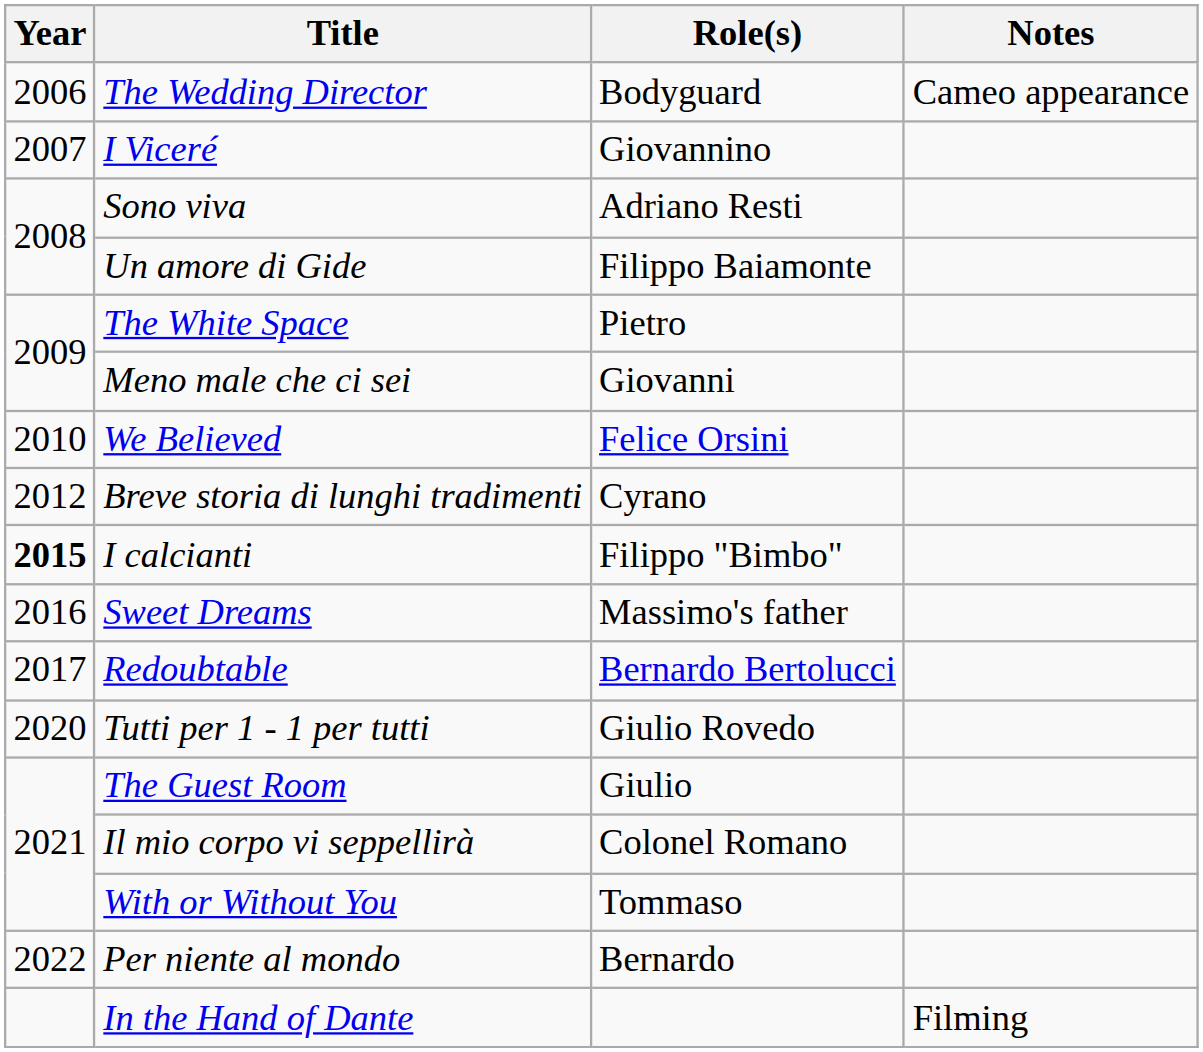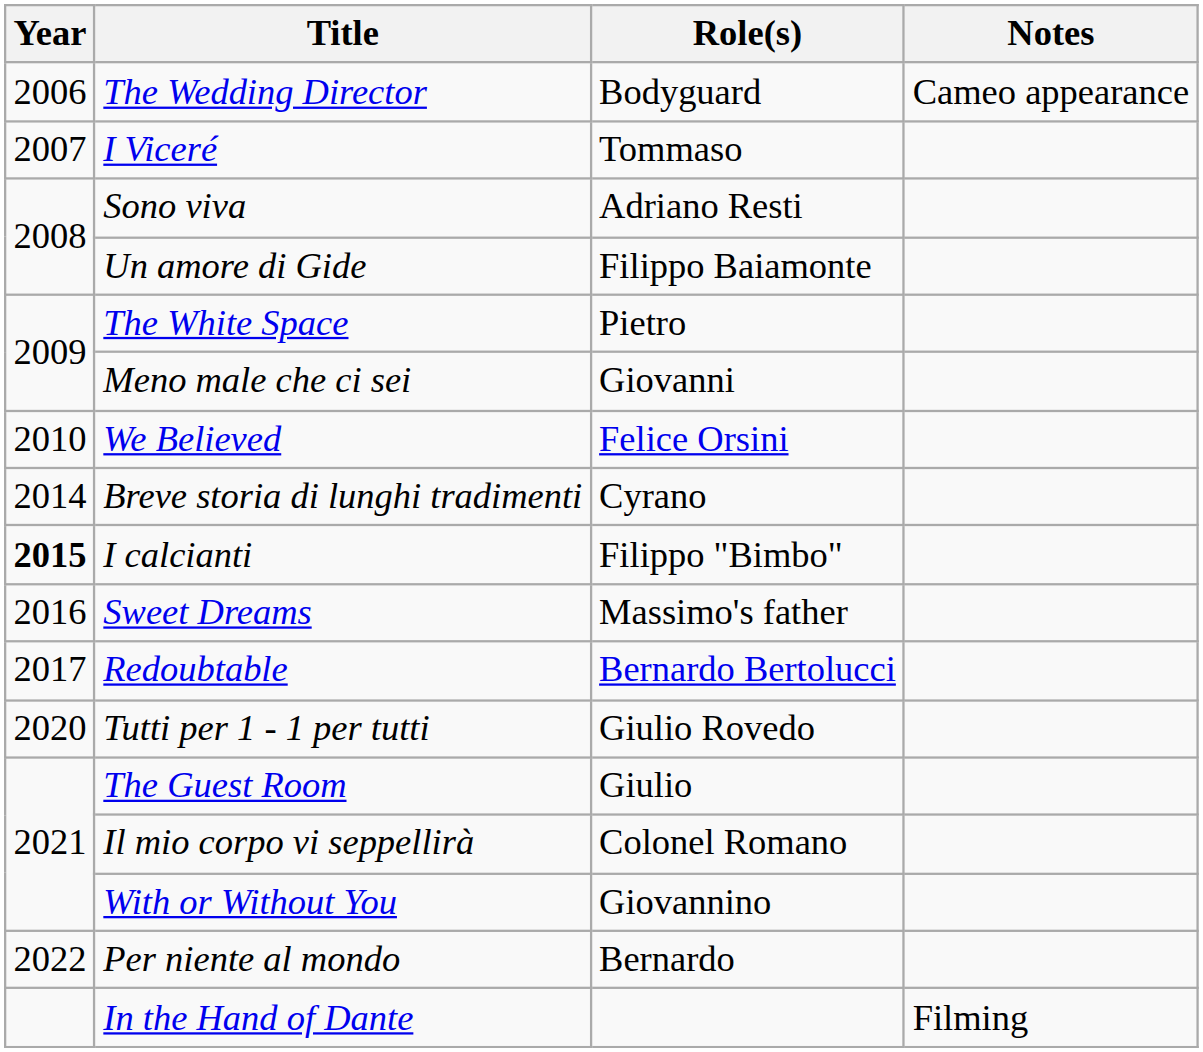(685, 149) Giovannino -> (671, 149) Tommaso
(50, 496) 2012 -> (50, 496) 2014
(671, 901) Tommaso -> (685, 901) Giovannino
